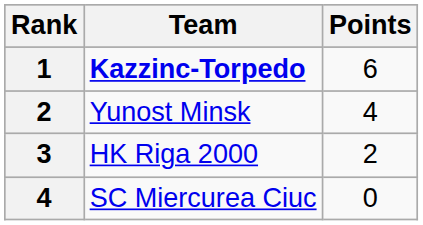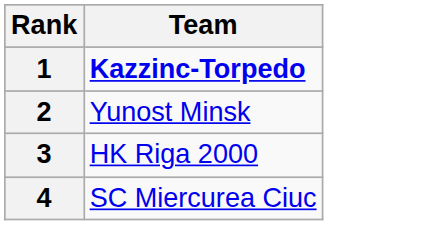- column: (370, 25)
